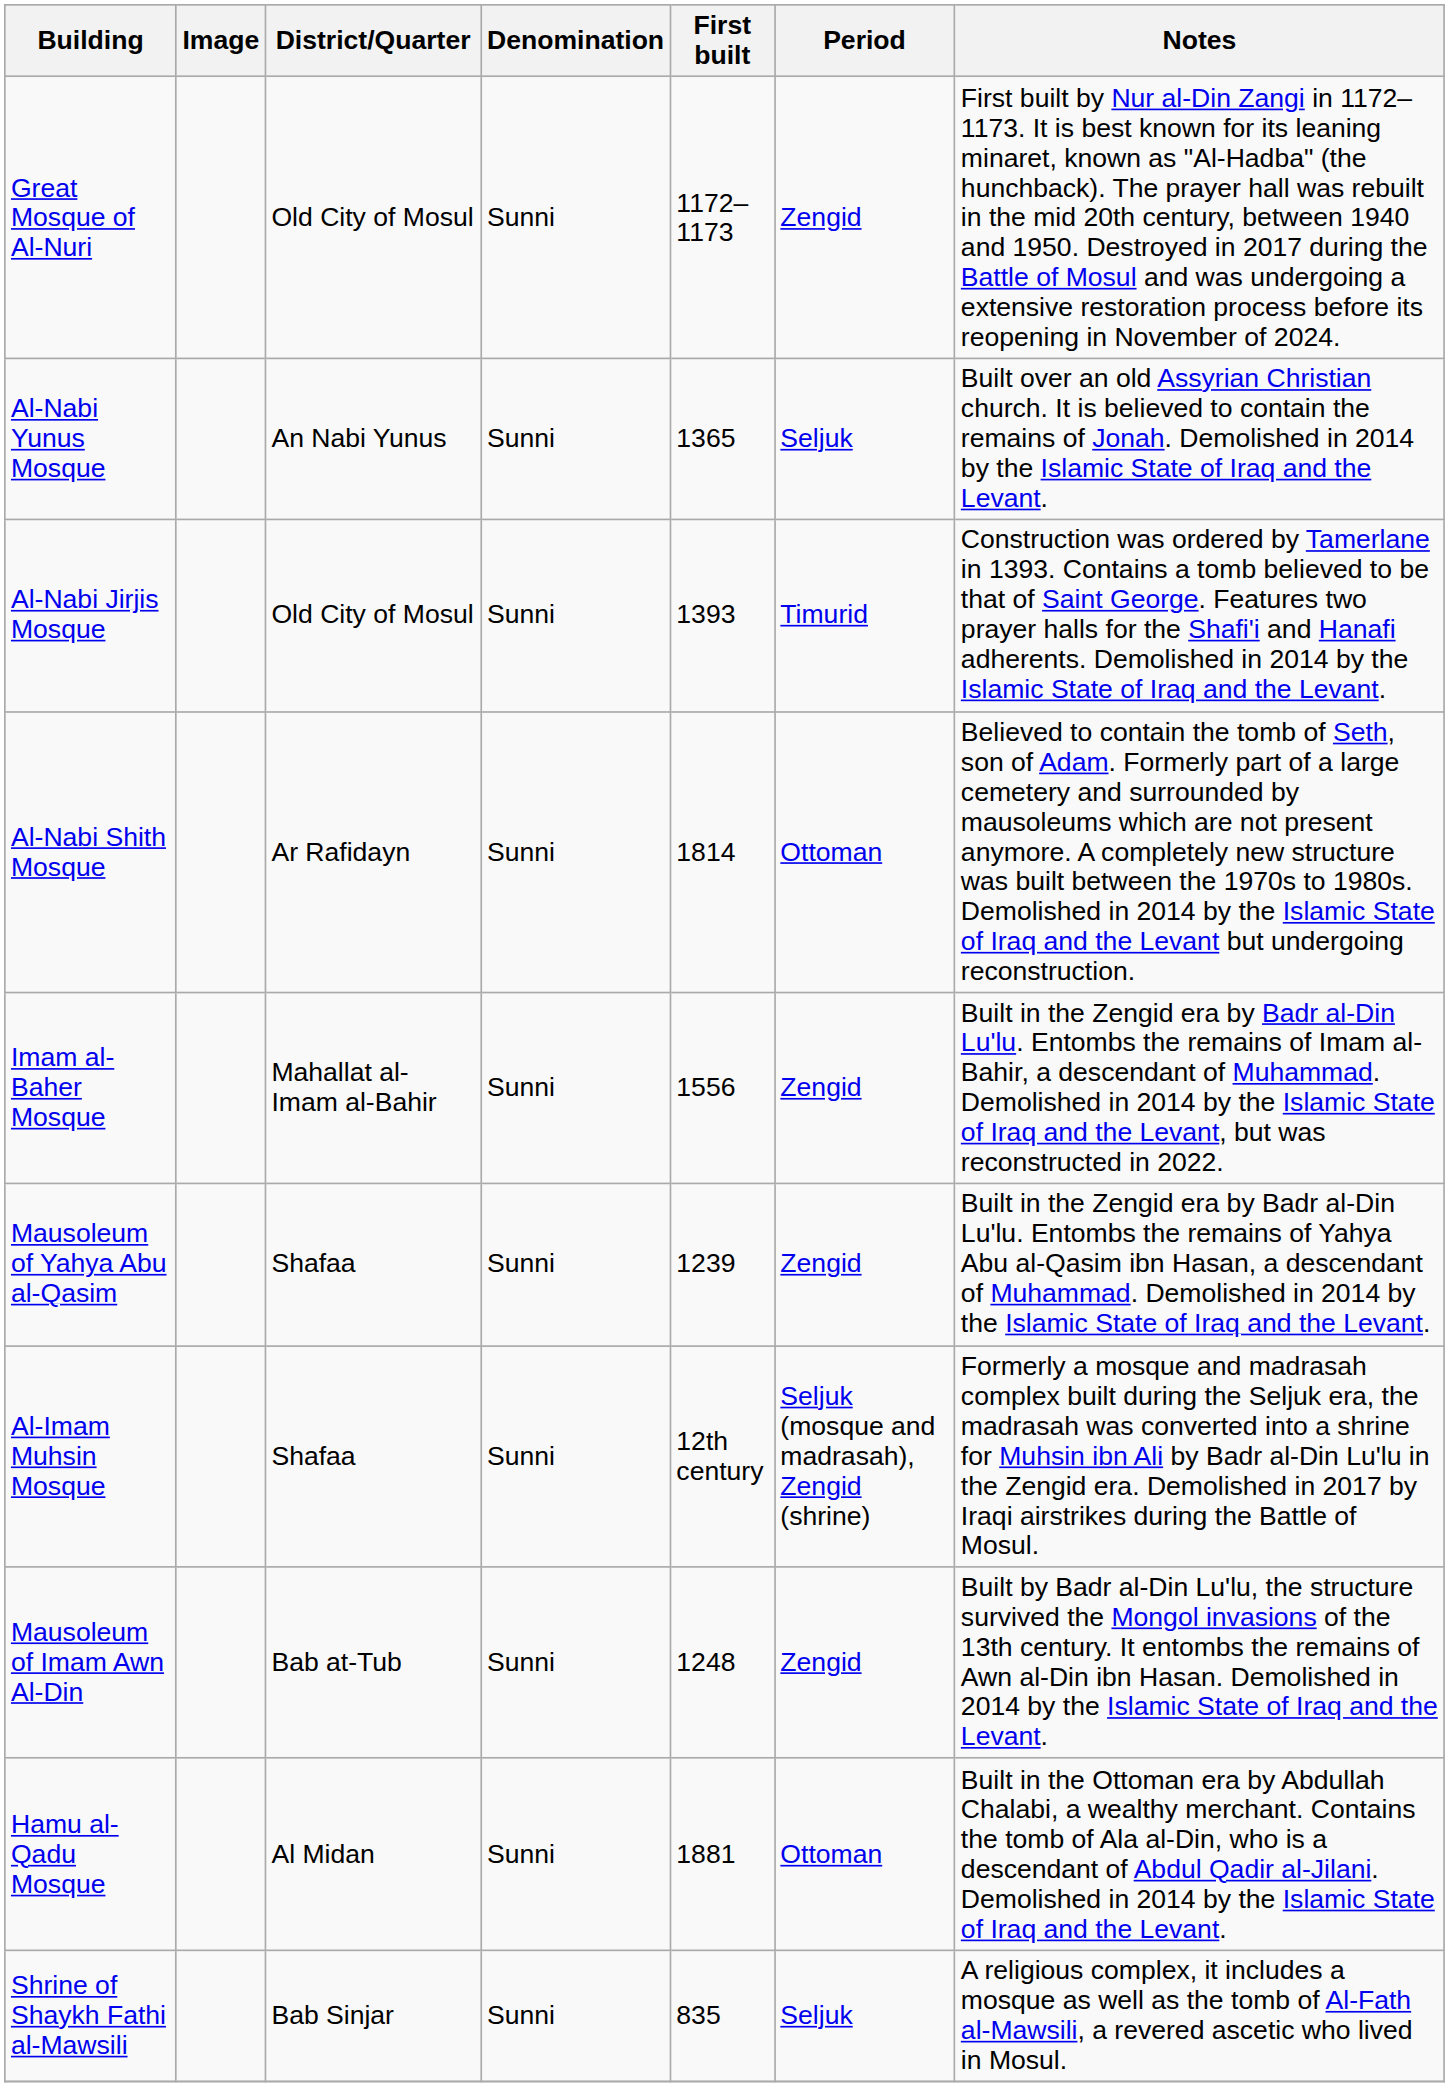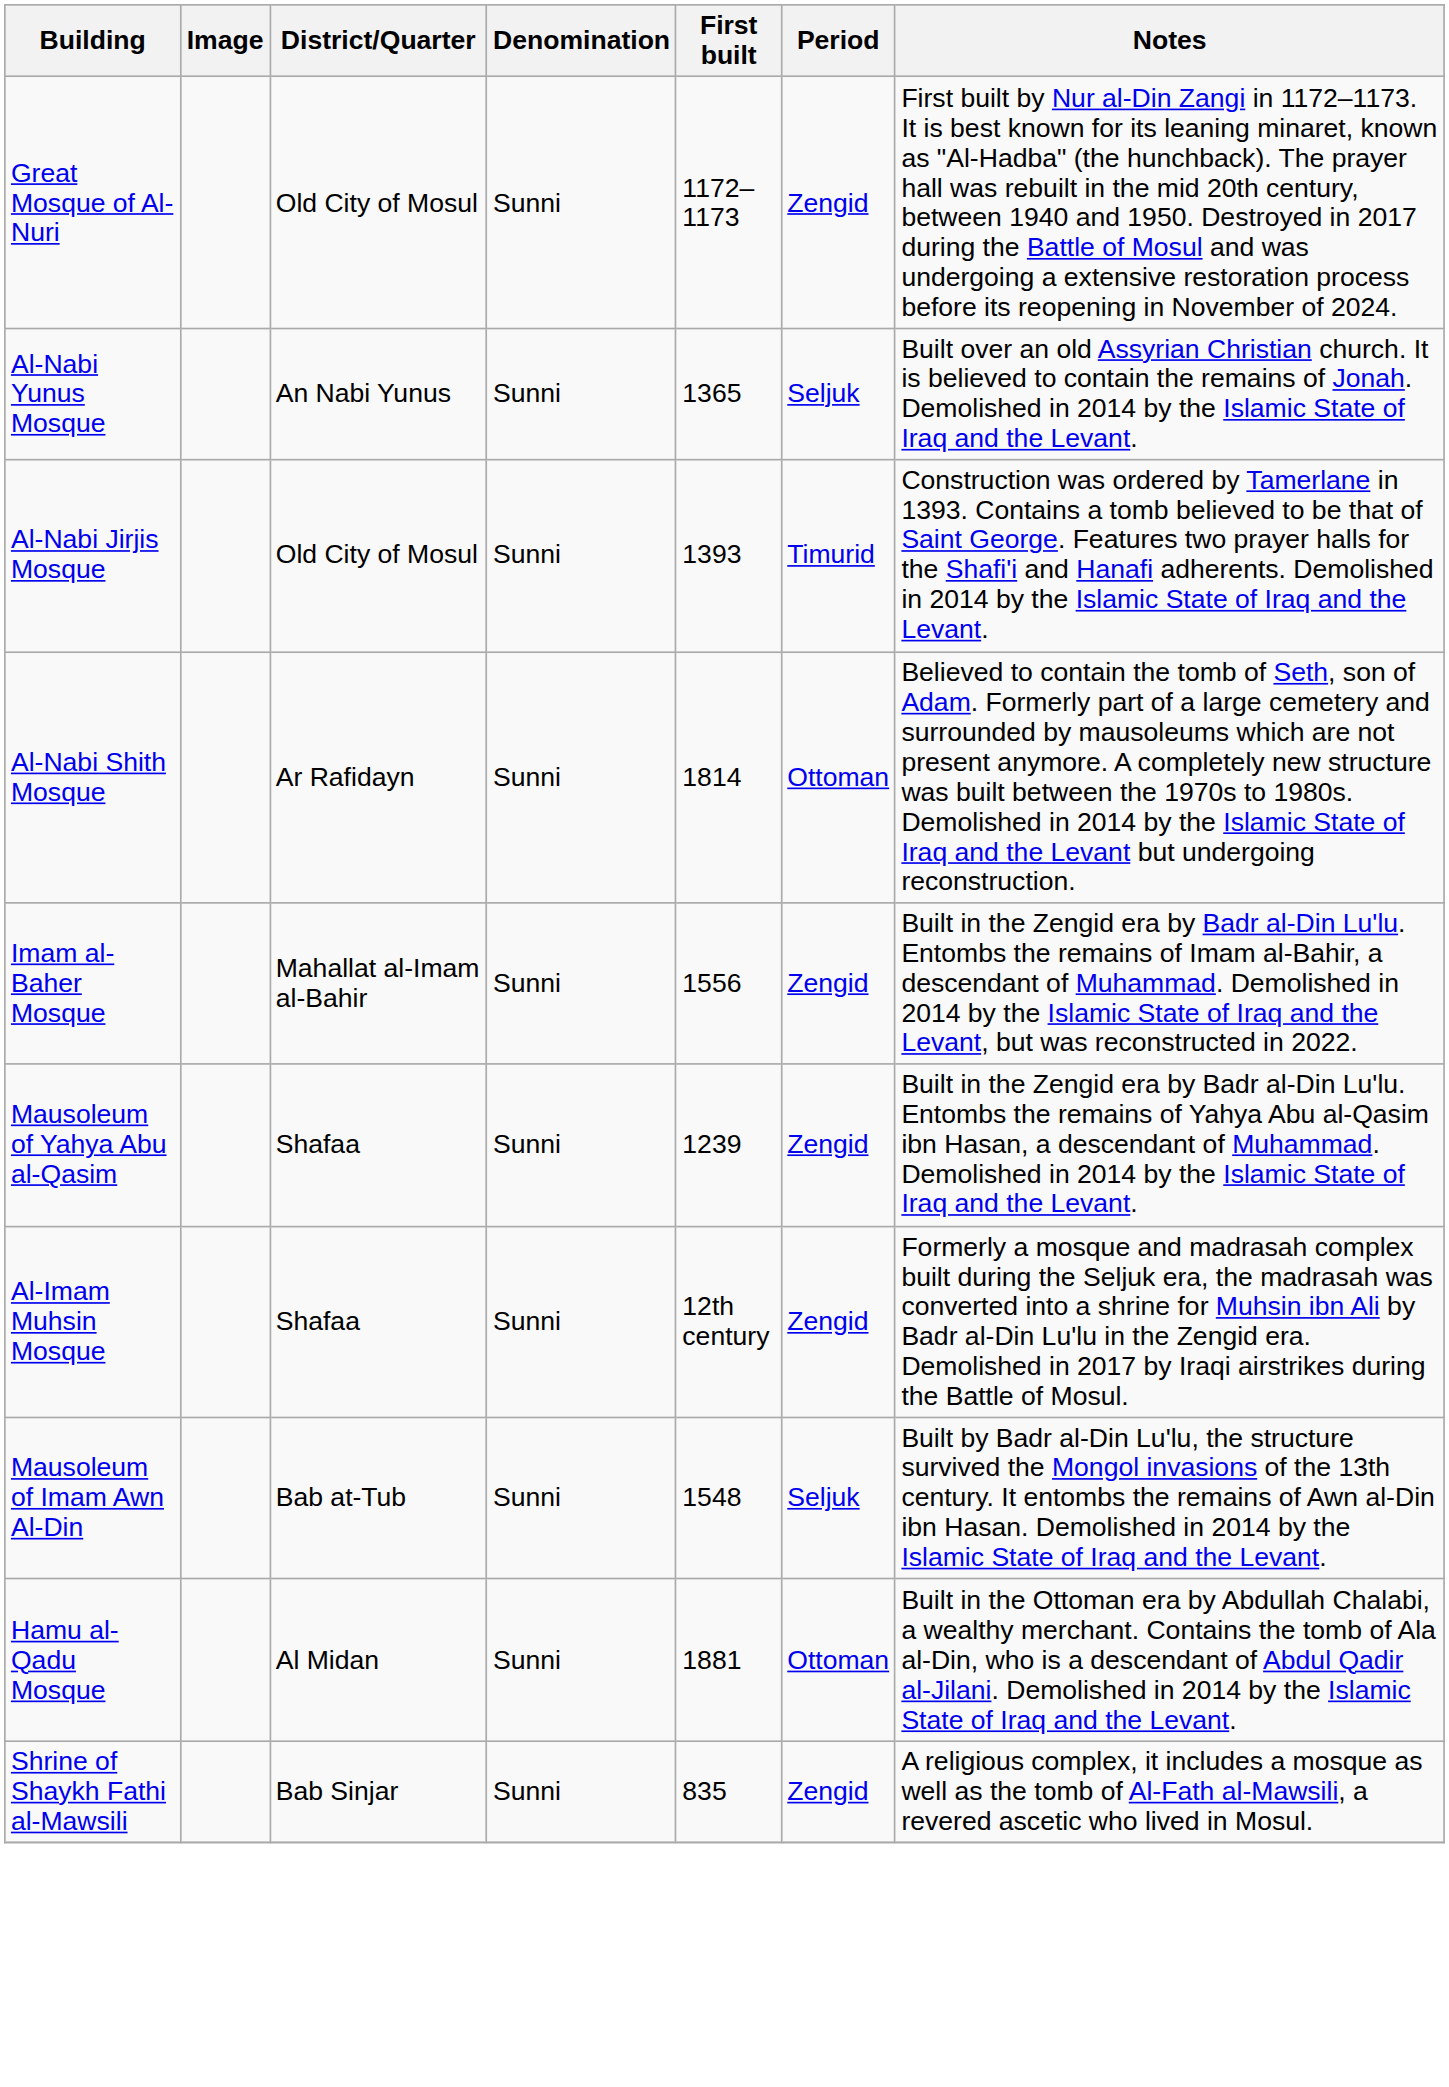(858, 1455) Seljuk (mosque and madrasah), Zengid (shrine) -> (828, 1321) Zengid
(706, 1662) 1248 -> (712, 1497) 1548
(821, 1662) Zengid -> (823, 1497) Seljuk
(817, 2015) Seljuk -> (828, 1791) Zengid
